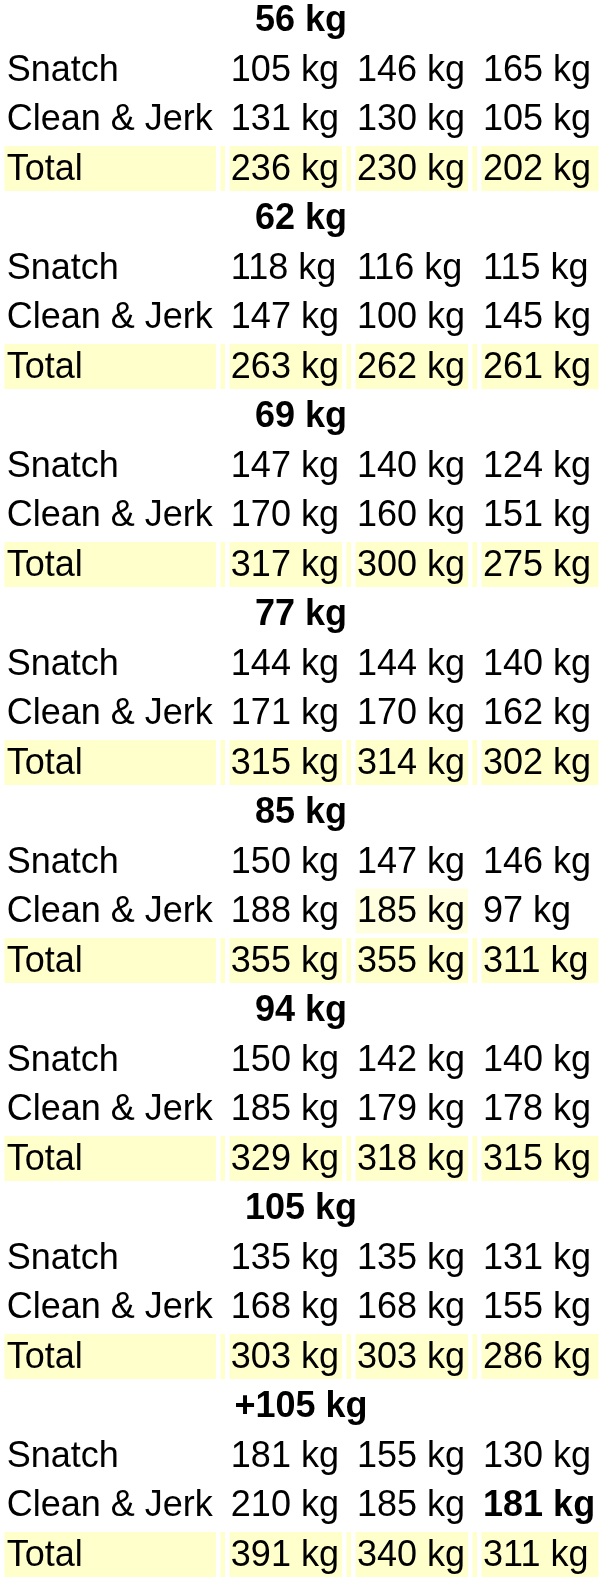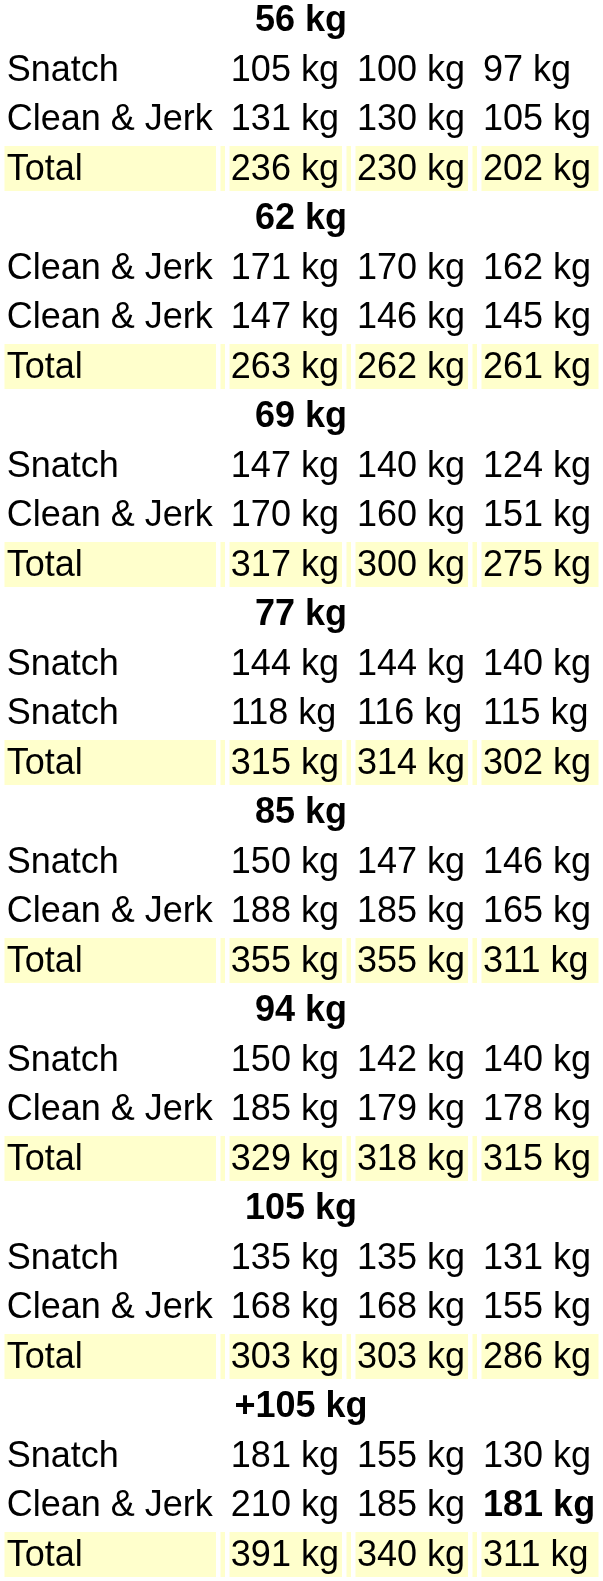(411, 68) 146 kg -> (411, 68) 100 kg
(537, 68) 165 kg -> (527, 68) 97 kg
rows swapped: (63, 266) <-> (110, 712)
(411, 316) 100 kg -> (411, 316) 146 kg
(411, 910) lightyellow background -> (411, 910) no background
(527, 910) 97 kg -> (537, 910) 165 kg
